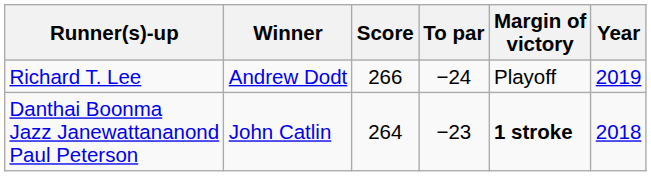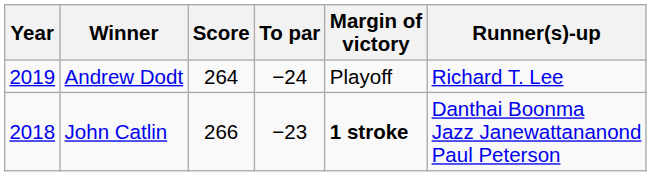columns swapped: (619, 33) <-> (114, 33)
(385, 77) 266 -> (221, 77) 264
(385, 132) 264 -> (221, 132) 266
